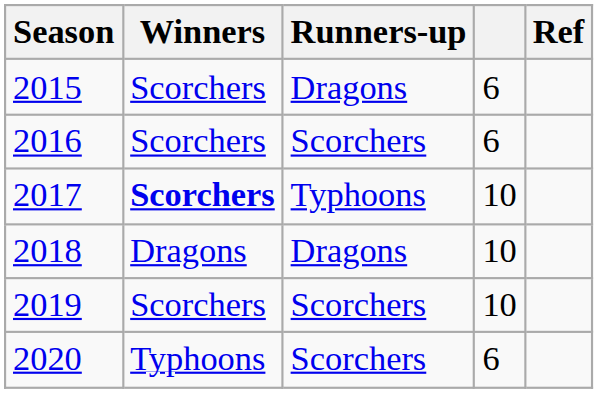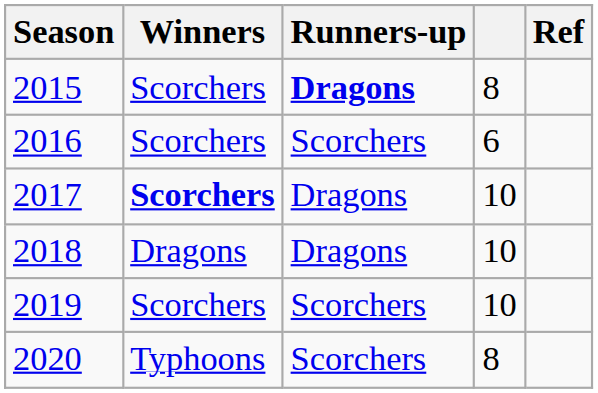(349, 86) normal -> (353, 86) bold
(491, 86) 6 -> (491, 86) 8
(358, 195) Typhoons -> (349, 195) Dragons
(491, 359) 6 -> (491, 359) 8
